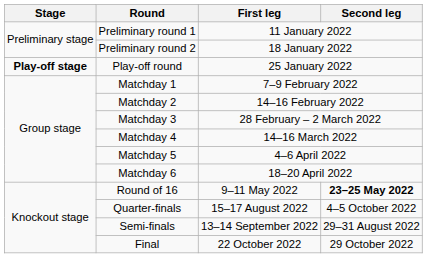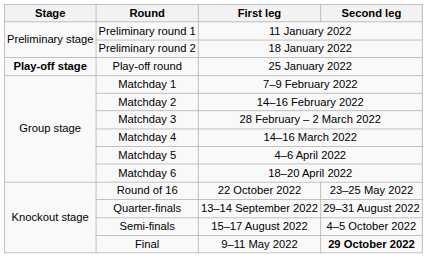(259, 191) 9–11 May 2022 -> (259, 191) 22 October 2022
(371, 191) bold -> (371, 191) normal
(259, 208) 15–17 August 2022 -> (259, 208) 13–14 September 2022
(371, 208) 4–5 October 2022 -> (371, 208) 29–31 August 2022
(259, 226) 13–14 September 2022 -> (259, 226) 15–17 August 2022
(371, 226) 29–31 August 2022 -> (371, 226) 4–5 October 2022
(259, 244) 22 October 2022 -> (259, 244) 9–11 May 2022
(371, 244) normal -> (371, 244) bold
